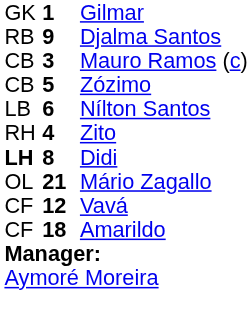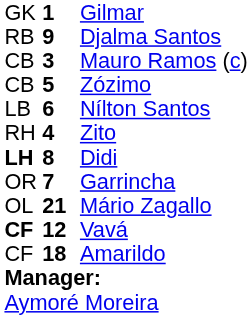+ row: (128, 181)
(19, 205) normal -> (19, 230) bold
